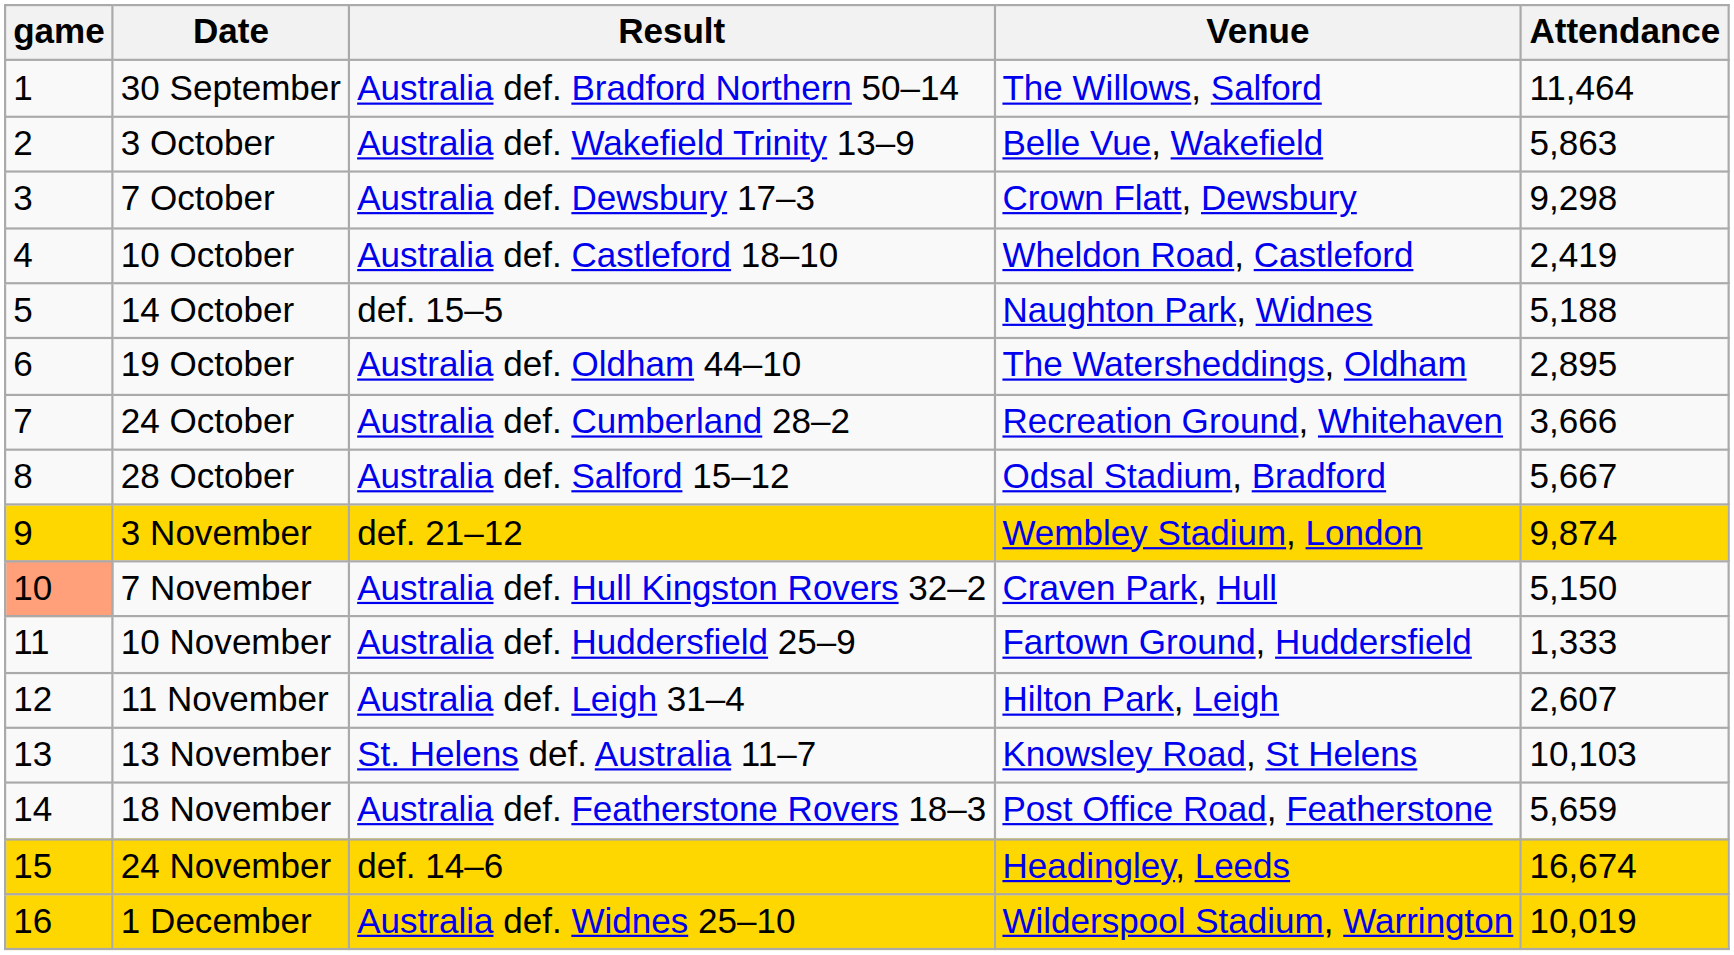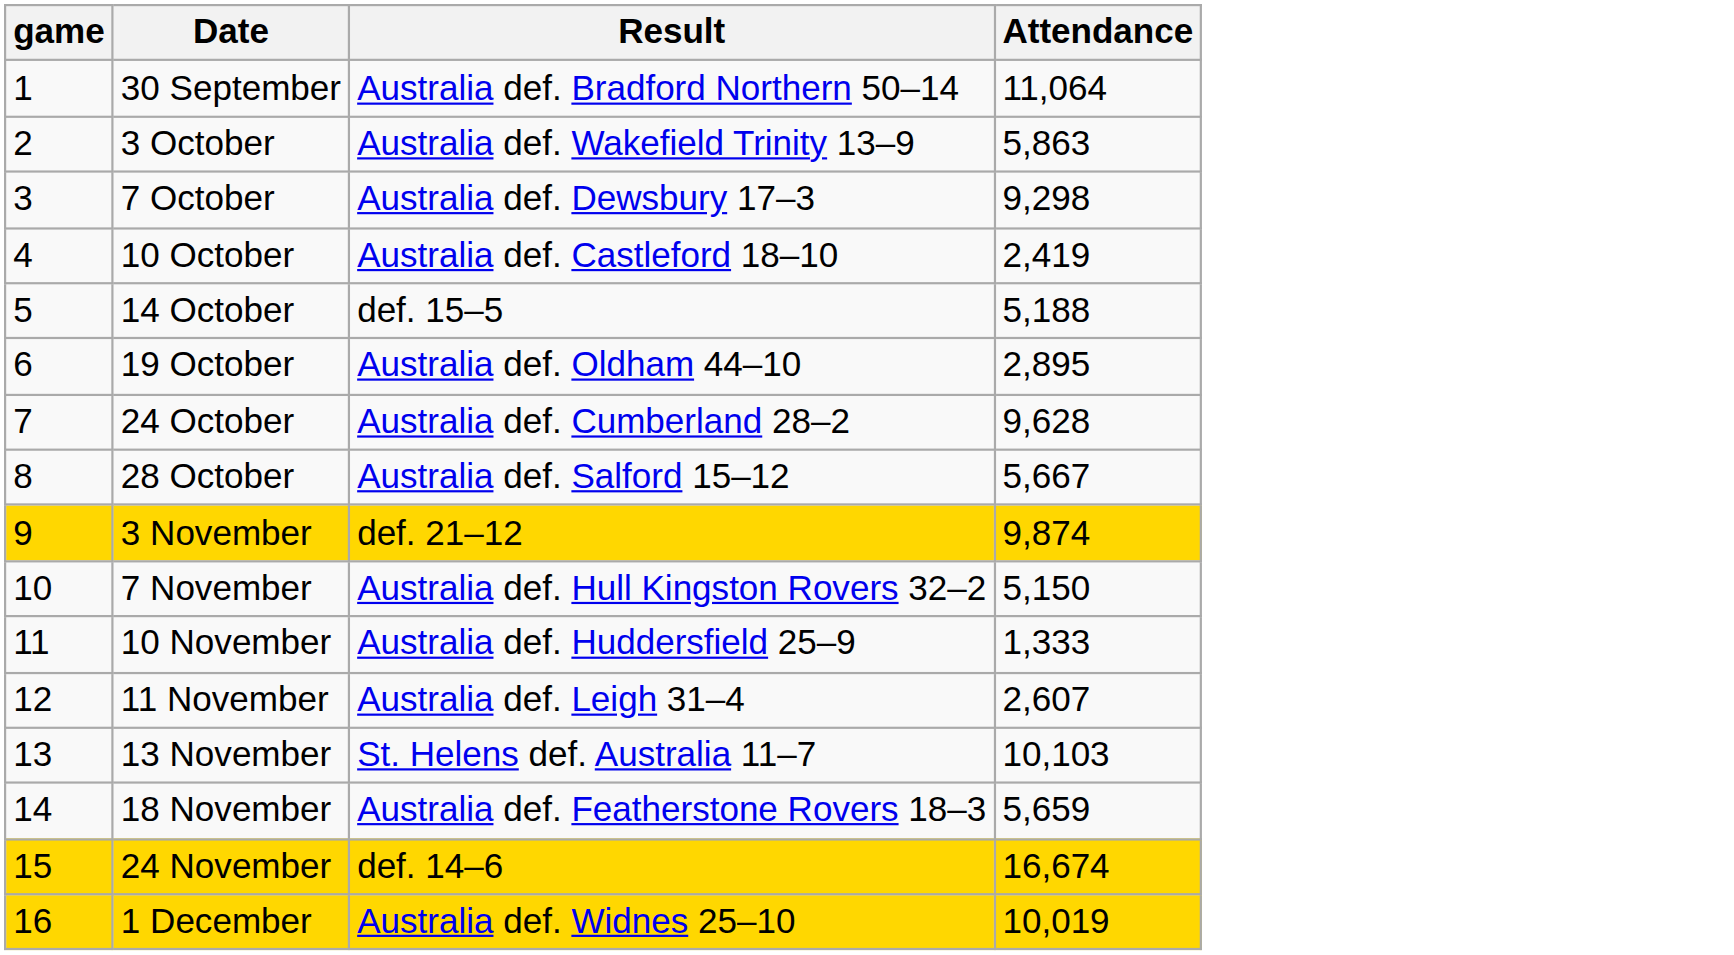- column: (1258, 32)
(1582, 87) 11,464 -> (1055, 87) 11,064
(1573, 421) 3,666 -> (1046, 421) 9,628
(33, 587) lightsalmon background -> (33, 587) no background
